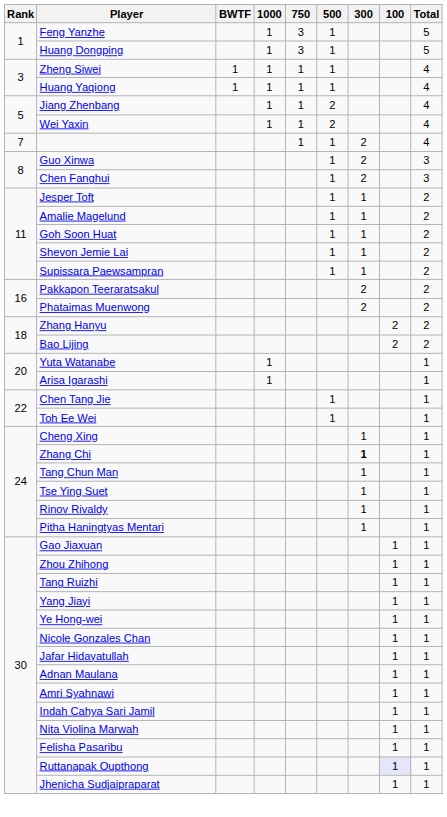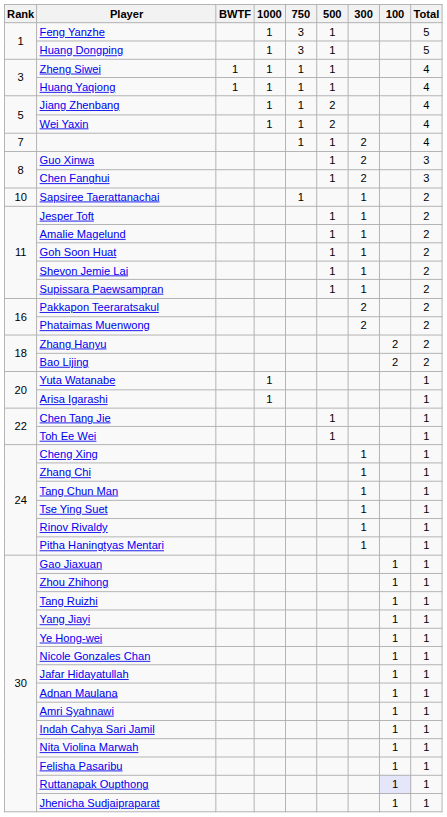+ row: (100, 197)
(364, 454) bold -> (364, 472) normal
